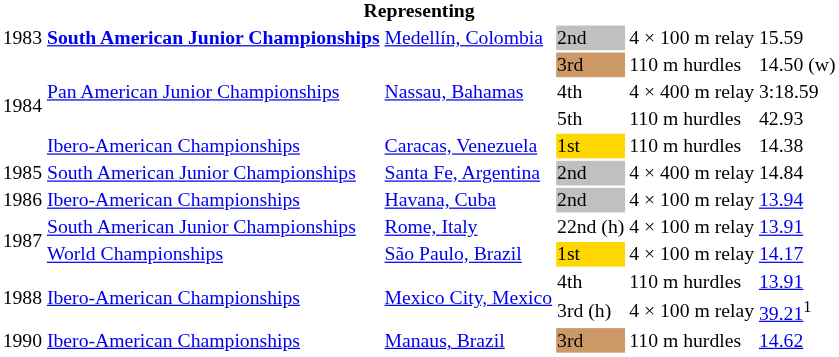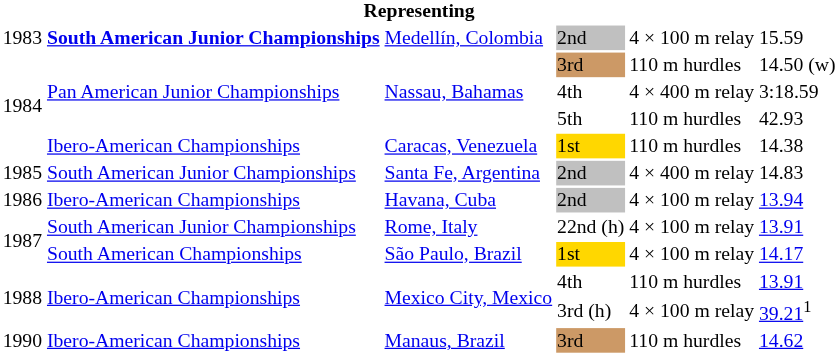(781, 173) 14.84 -> (781, 173) 14.83
(135, 254) World Championships -> (174, 254) South American Championships
